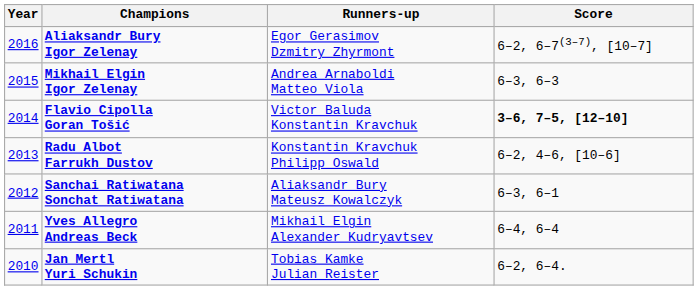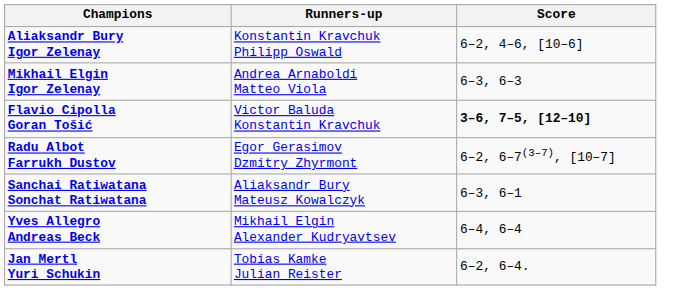- column: (23, 15)
(333, 44) Egor Gerasimov Dzmitry Zhyrmont -> (307, 44) Konstantin Kravchuk Philipp Oswald
(575, 44) 6–2, 6–7(3–7), [10–7] -> (522, 44) 6–2, 4–6, [10–6]
(344, 155) Konstantin Kravchuk Philipp Oswald -> (296, 155) Egor Gerasimov Dzmitry Zhyrmont
(559, 155) 6–2, 4–6, [10–6] -> (538, 155) 6–2, 6–7(3–7), [10–7]
